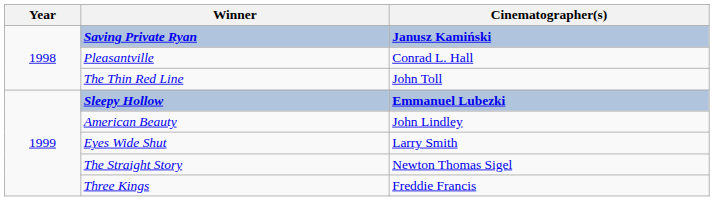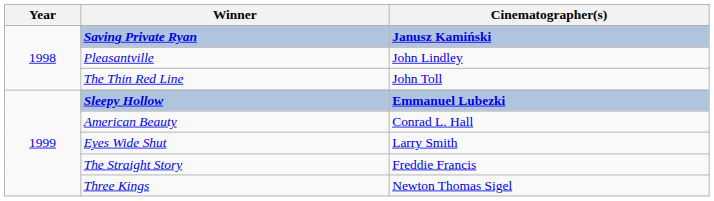(433, 57) Conrad L. Hall -> (427, 57) John Lindley
(427, 121) John Lindley -> (433, 121) Conrad L. Hall
(452, 164) Newton Thomas Sigel -> (434, 164) Freddie Francis
(434, 185) Freddie Francis -> (452, 185) Newton Thomas Sigel
